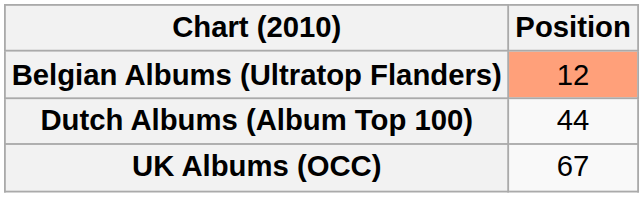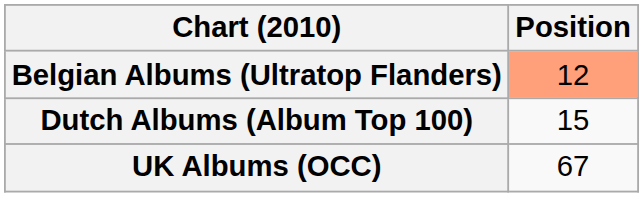(573, 120) 44 -> (573, 120) 15
